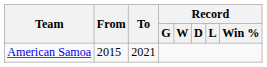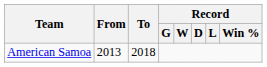(109, 52) 2015 -> (109, 52) 2013
(143, 52) 2021 -> (143, 52) 2018
